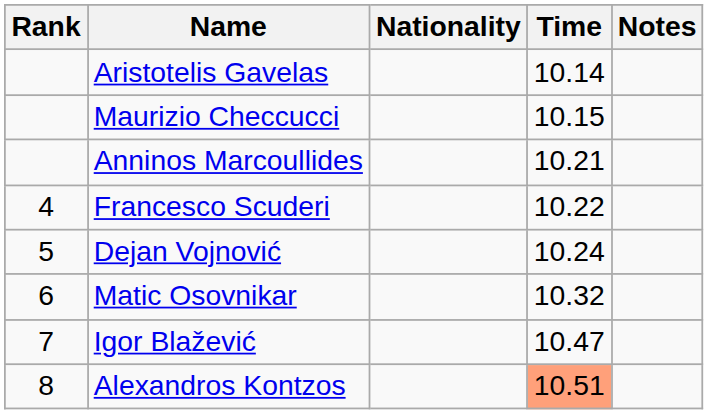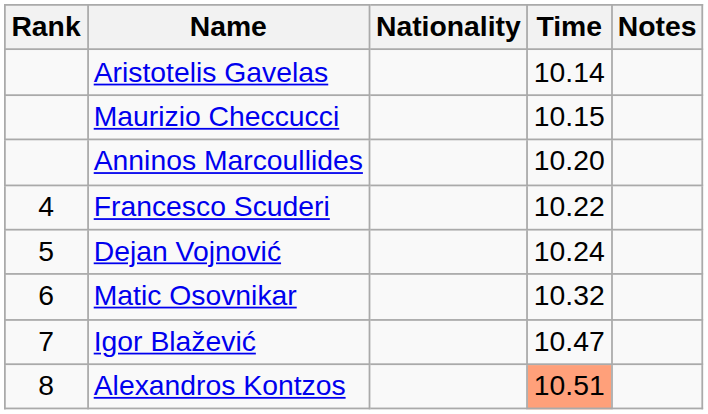(569, 161) 10.21 -> (569, 161) 10.20
